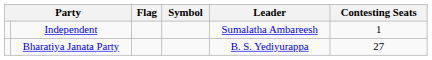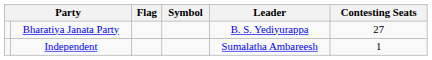rows swapped: (71, 47) <-> (71, 30)
